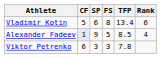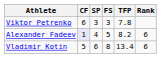rows swapped: (37, 22) <-> (39, 47)
(96, 34) 9 -> (96, 34) 4
(125, 34) 8.5 -> (125, 34) 8.2
(146, 34) 4 -> (146, 34) 6
